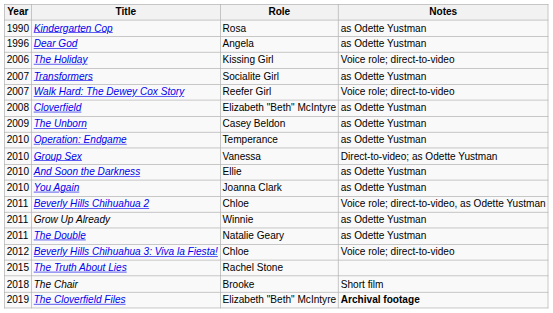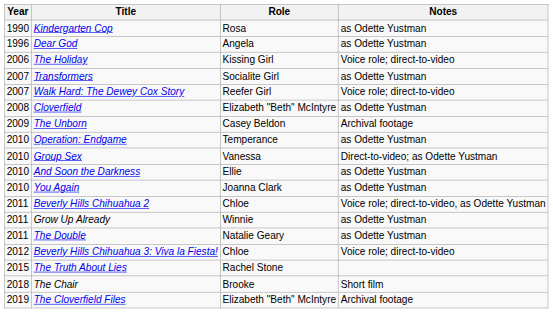(384, 124) as Odette Yustman -> (377, 124) Archival footage
(380, 300) bold -> (377, 300) normal
